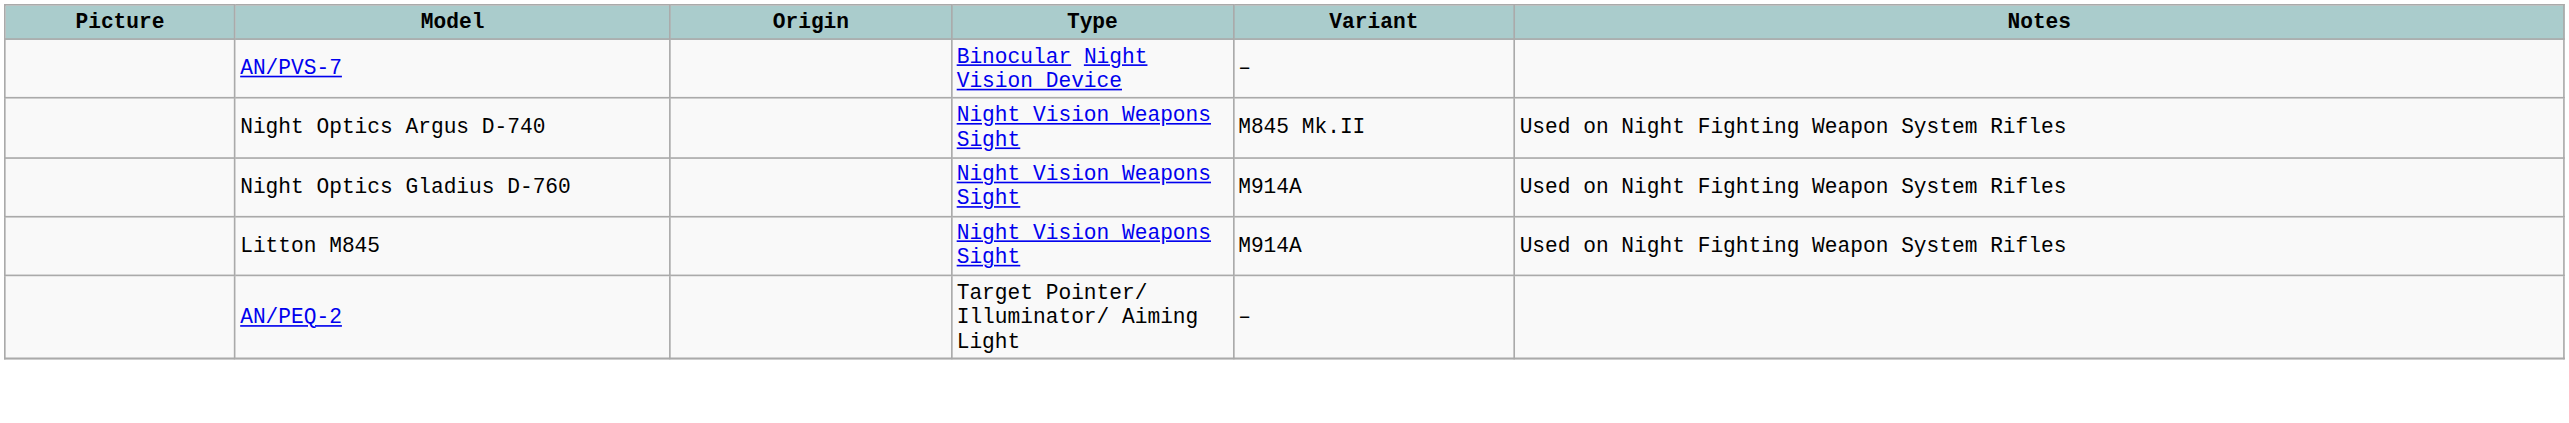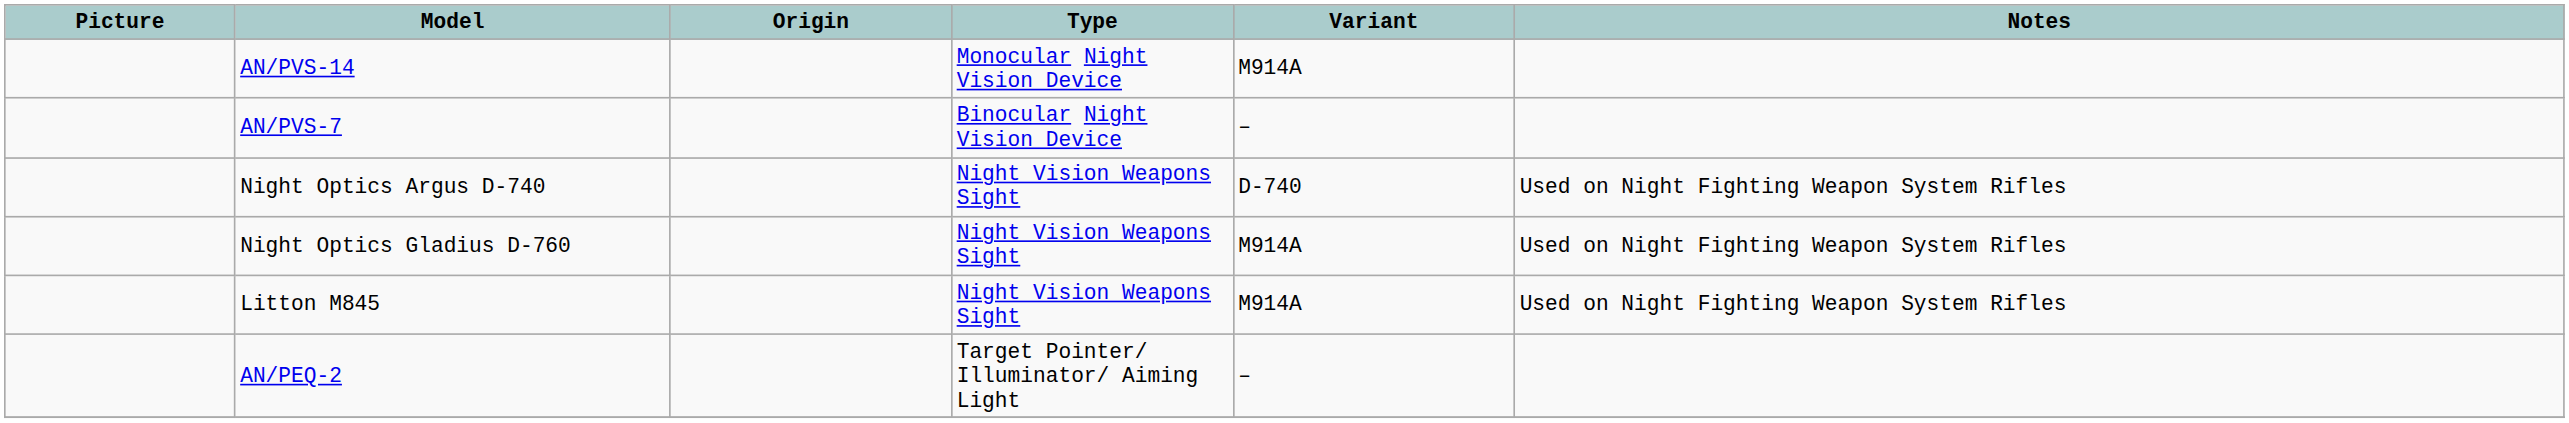+ row: (297, 69)
(1302, 128) M845 Mk.II -> (1270, 187) D-740
